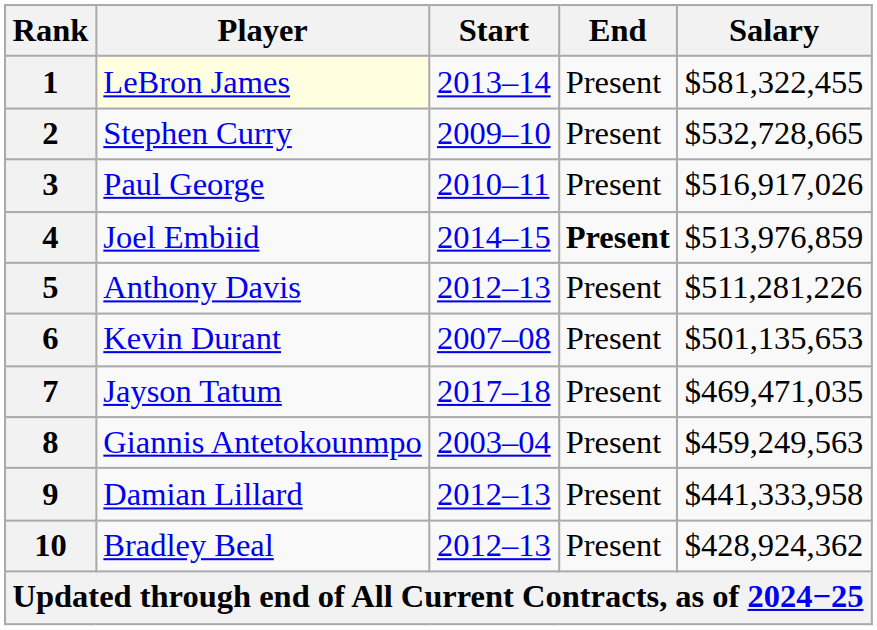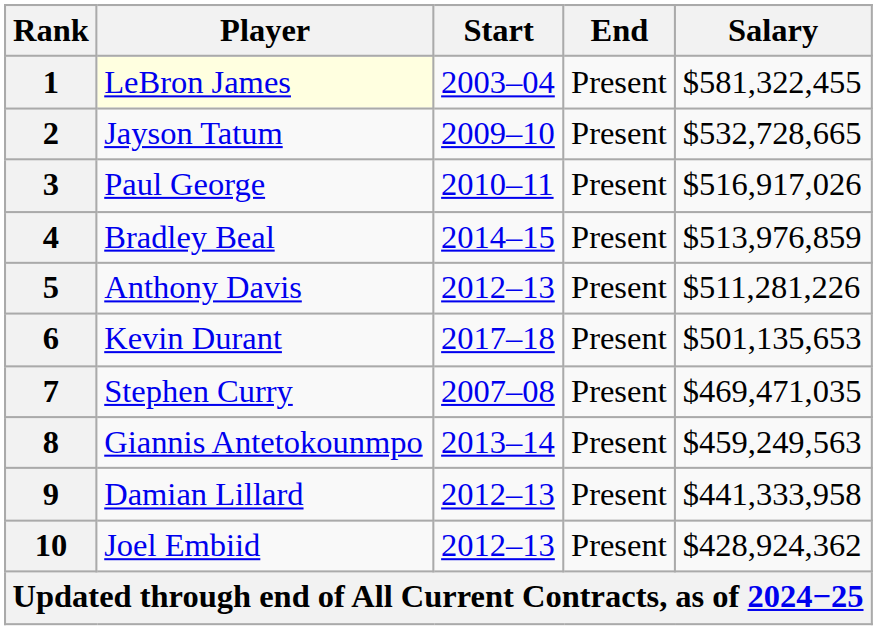(494, 81) 2013–14 -> (498, 81) 2003–04
(198, 133) Stephen Curry -> (193, 133) Jayson Tatum
(181, 236) Joel Embiid -> (189, 236) Bradley Beal
(618, 236) bold -> (619, 236) normal
(494, 339) 2007–08 -> (498, 339) 2017–18
(193, 390) Jayson Tatum -> (198, 390) Stephen Curry
(494, 390) 2017–18 -> (498, 390) 2007–08
(494, 442) 2003–04 -> (498, 442) 2013–14
(189, 545) Bradley Beal -> (182, 545) Joel Embiid
